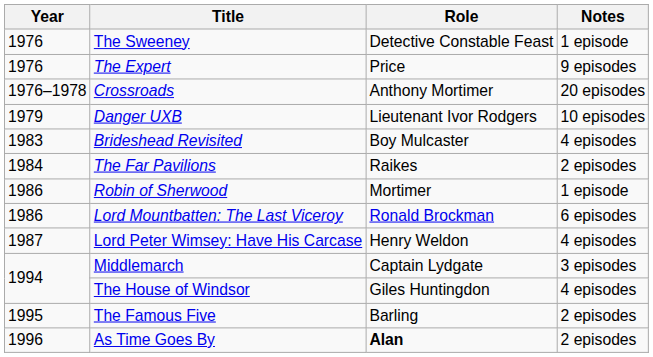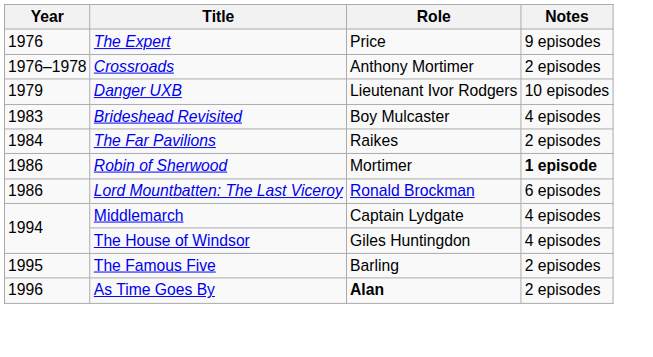- row: (142, 41)
(603, 91) 20 episodes -> (563, 66) 2 episodes
(595, 191) normal -> (561, 166) bold
- row: (228, 240)
(598, 265) 3 episodes -> (563, 215) 4 episodes
